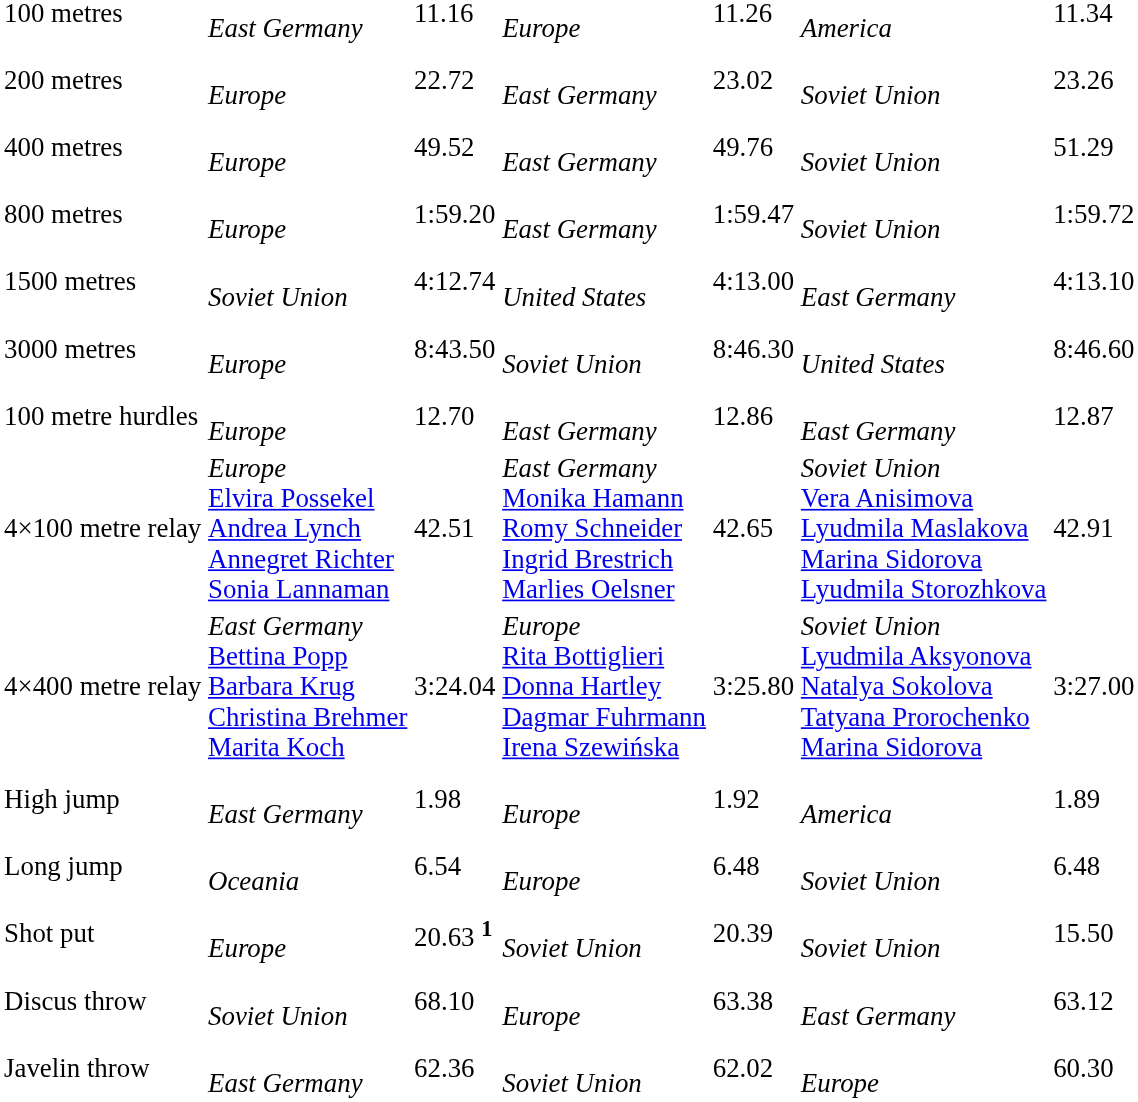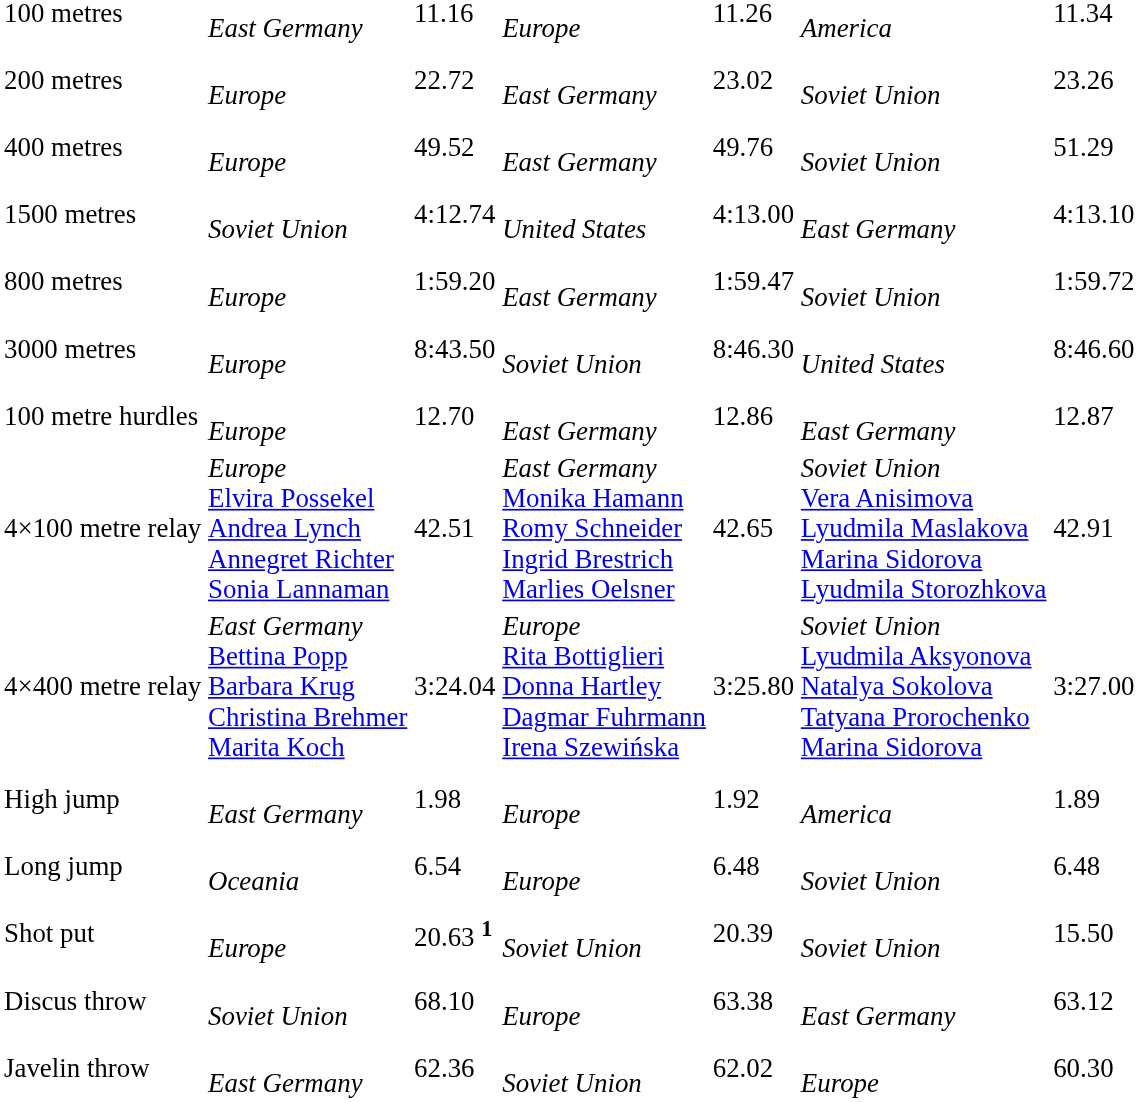rows swapped: (63, 214) <-> (70, 281)
